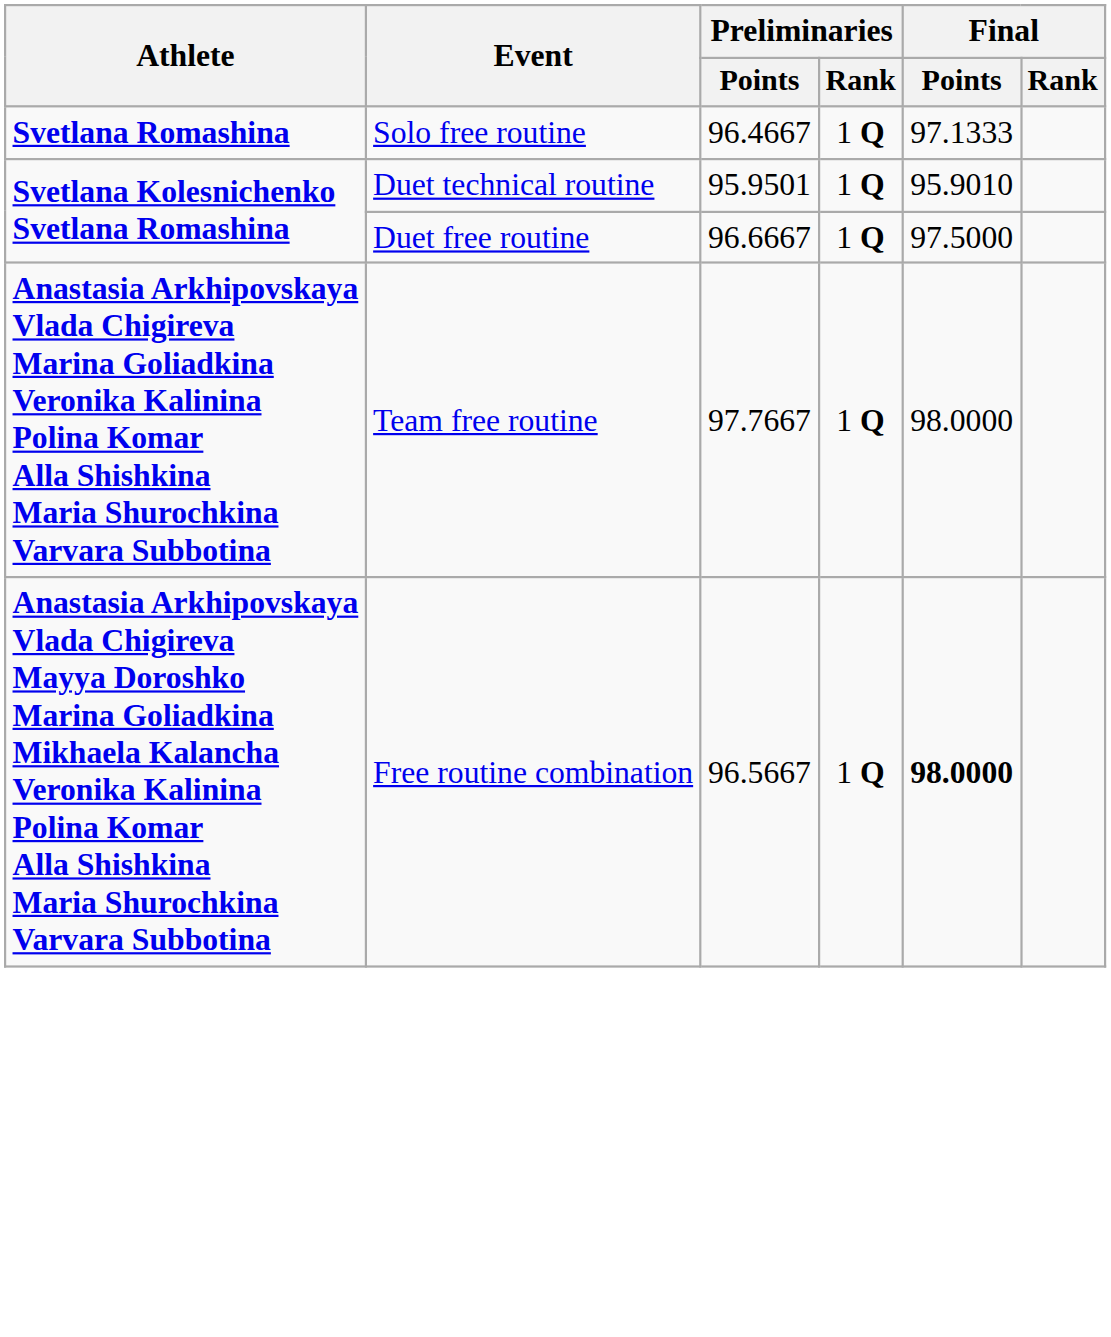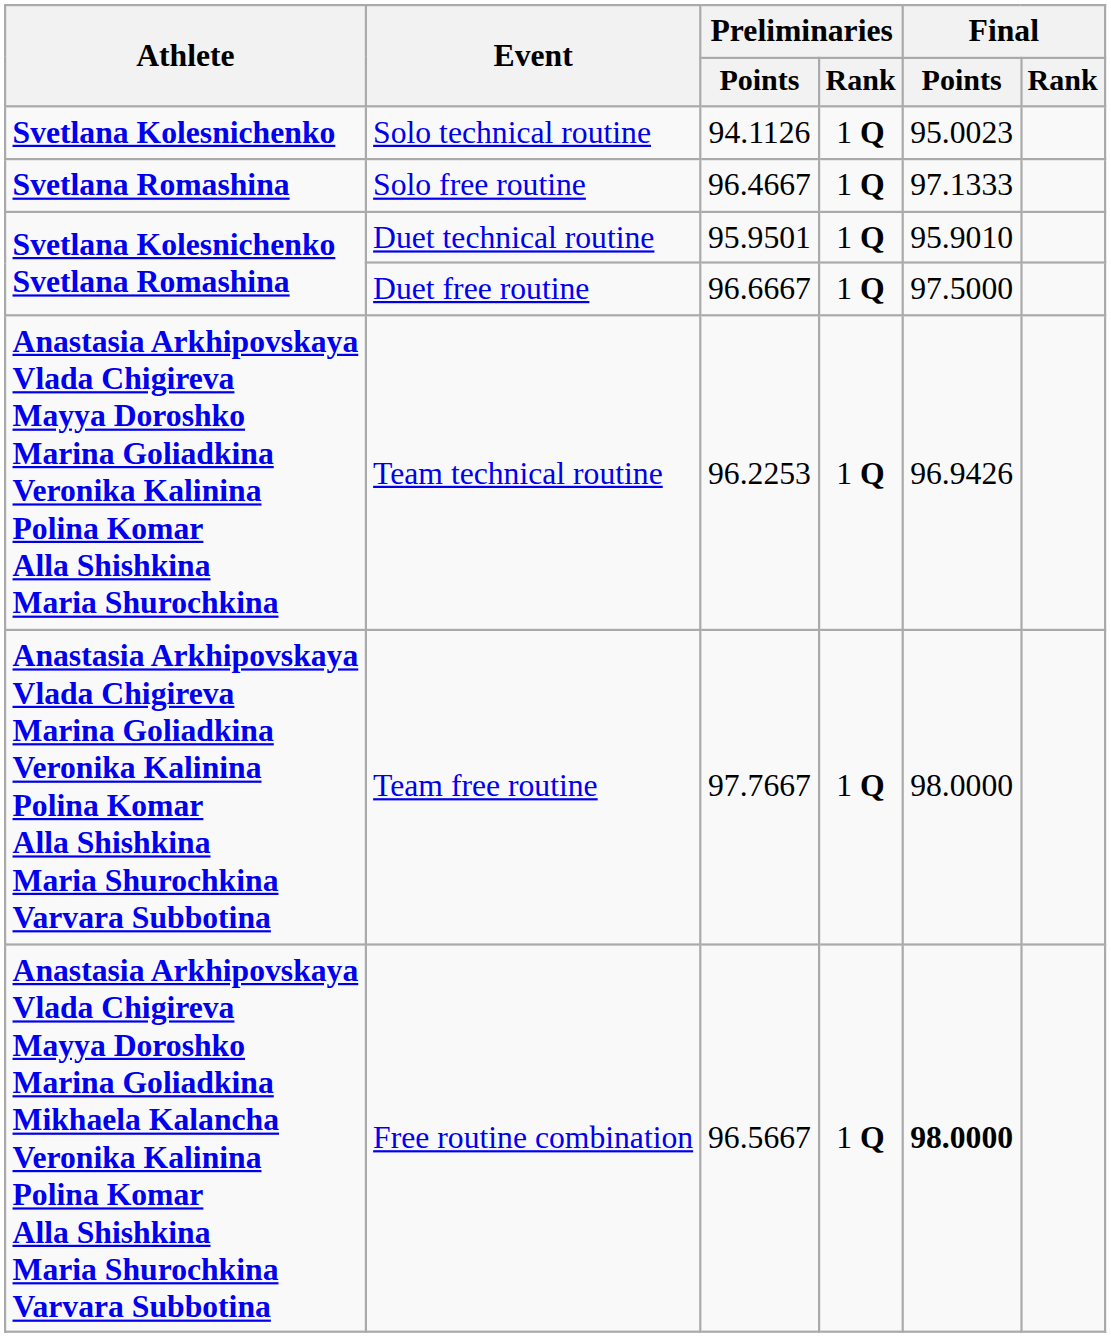+ row: (512, 132)
+ row: (518, 472)
